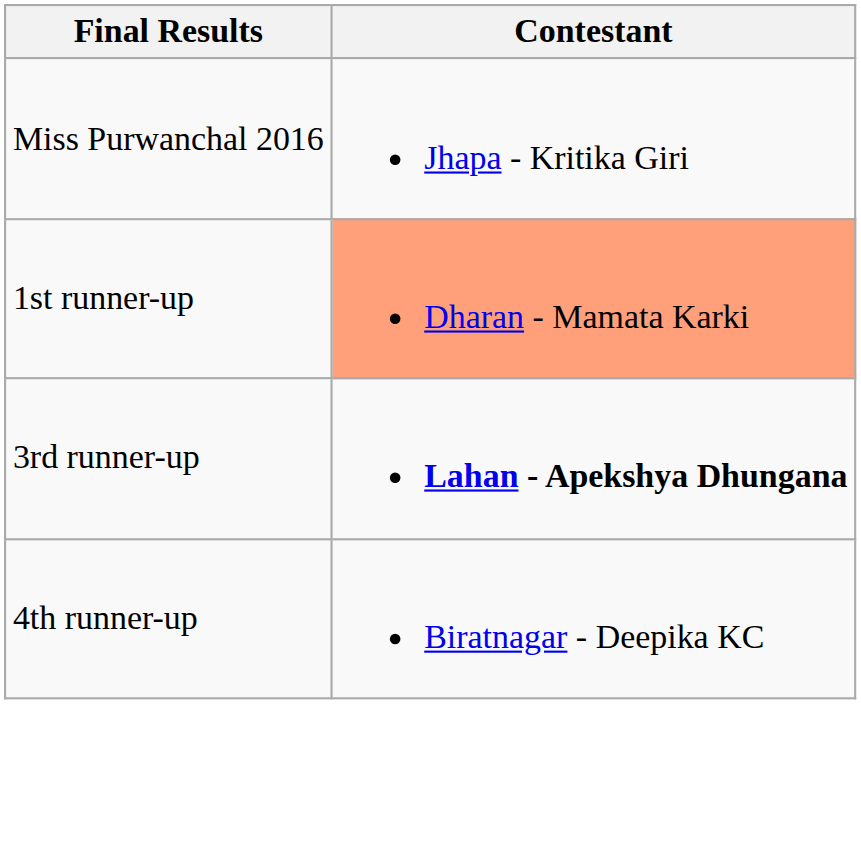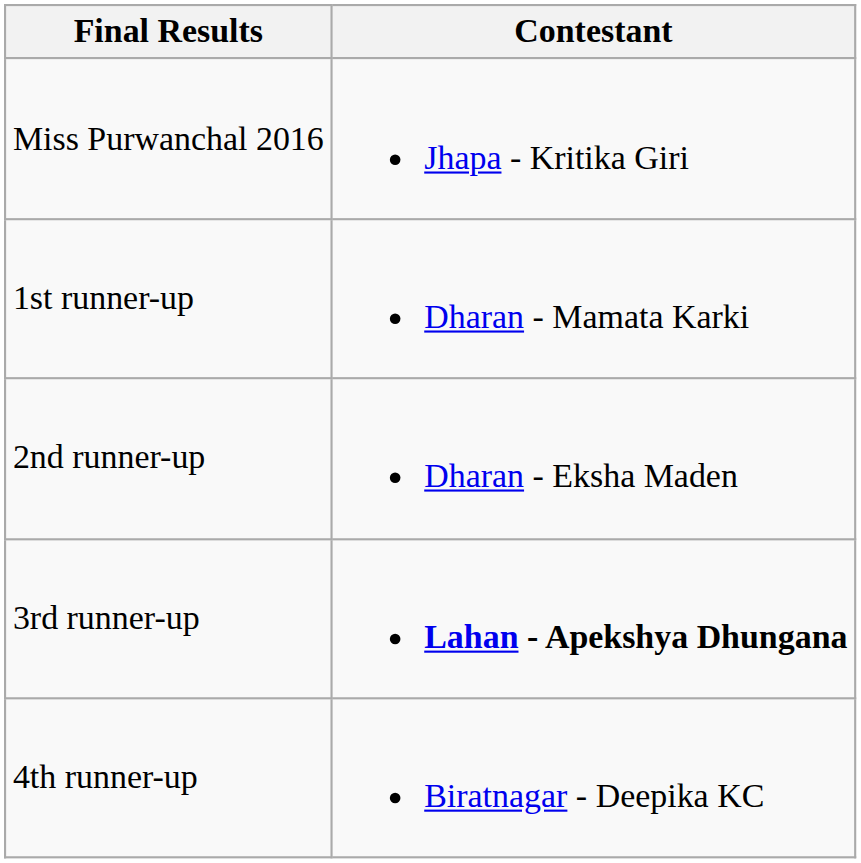(593, 318) lightsalmon background -> (593, 318) no background
+ row: (109, 457)
